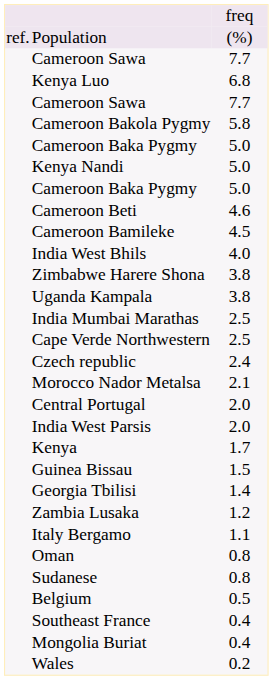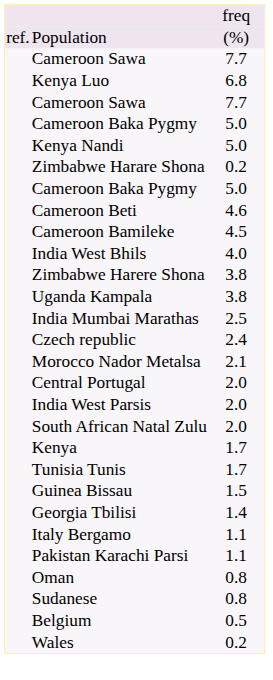- row: (121, 123)
+ row: (118, 167)
- row: (121, 339)
+ row: (119, 426)
+ row: (79, 469)
- row: (85, 512)
+ row: (110, 555)
- row: (91, 620)
- row: (89, 642)
